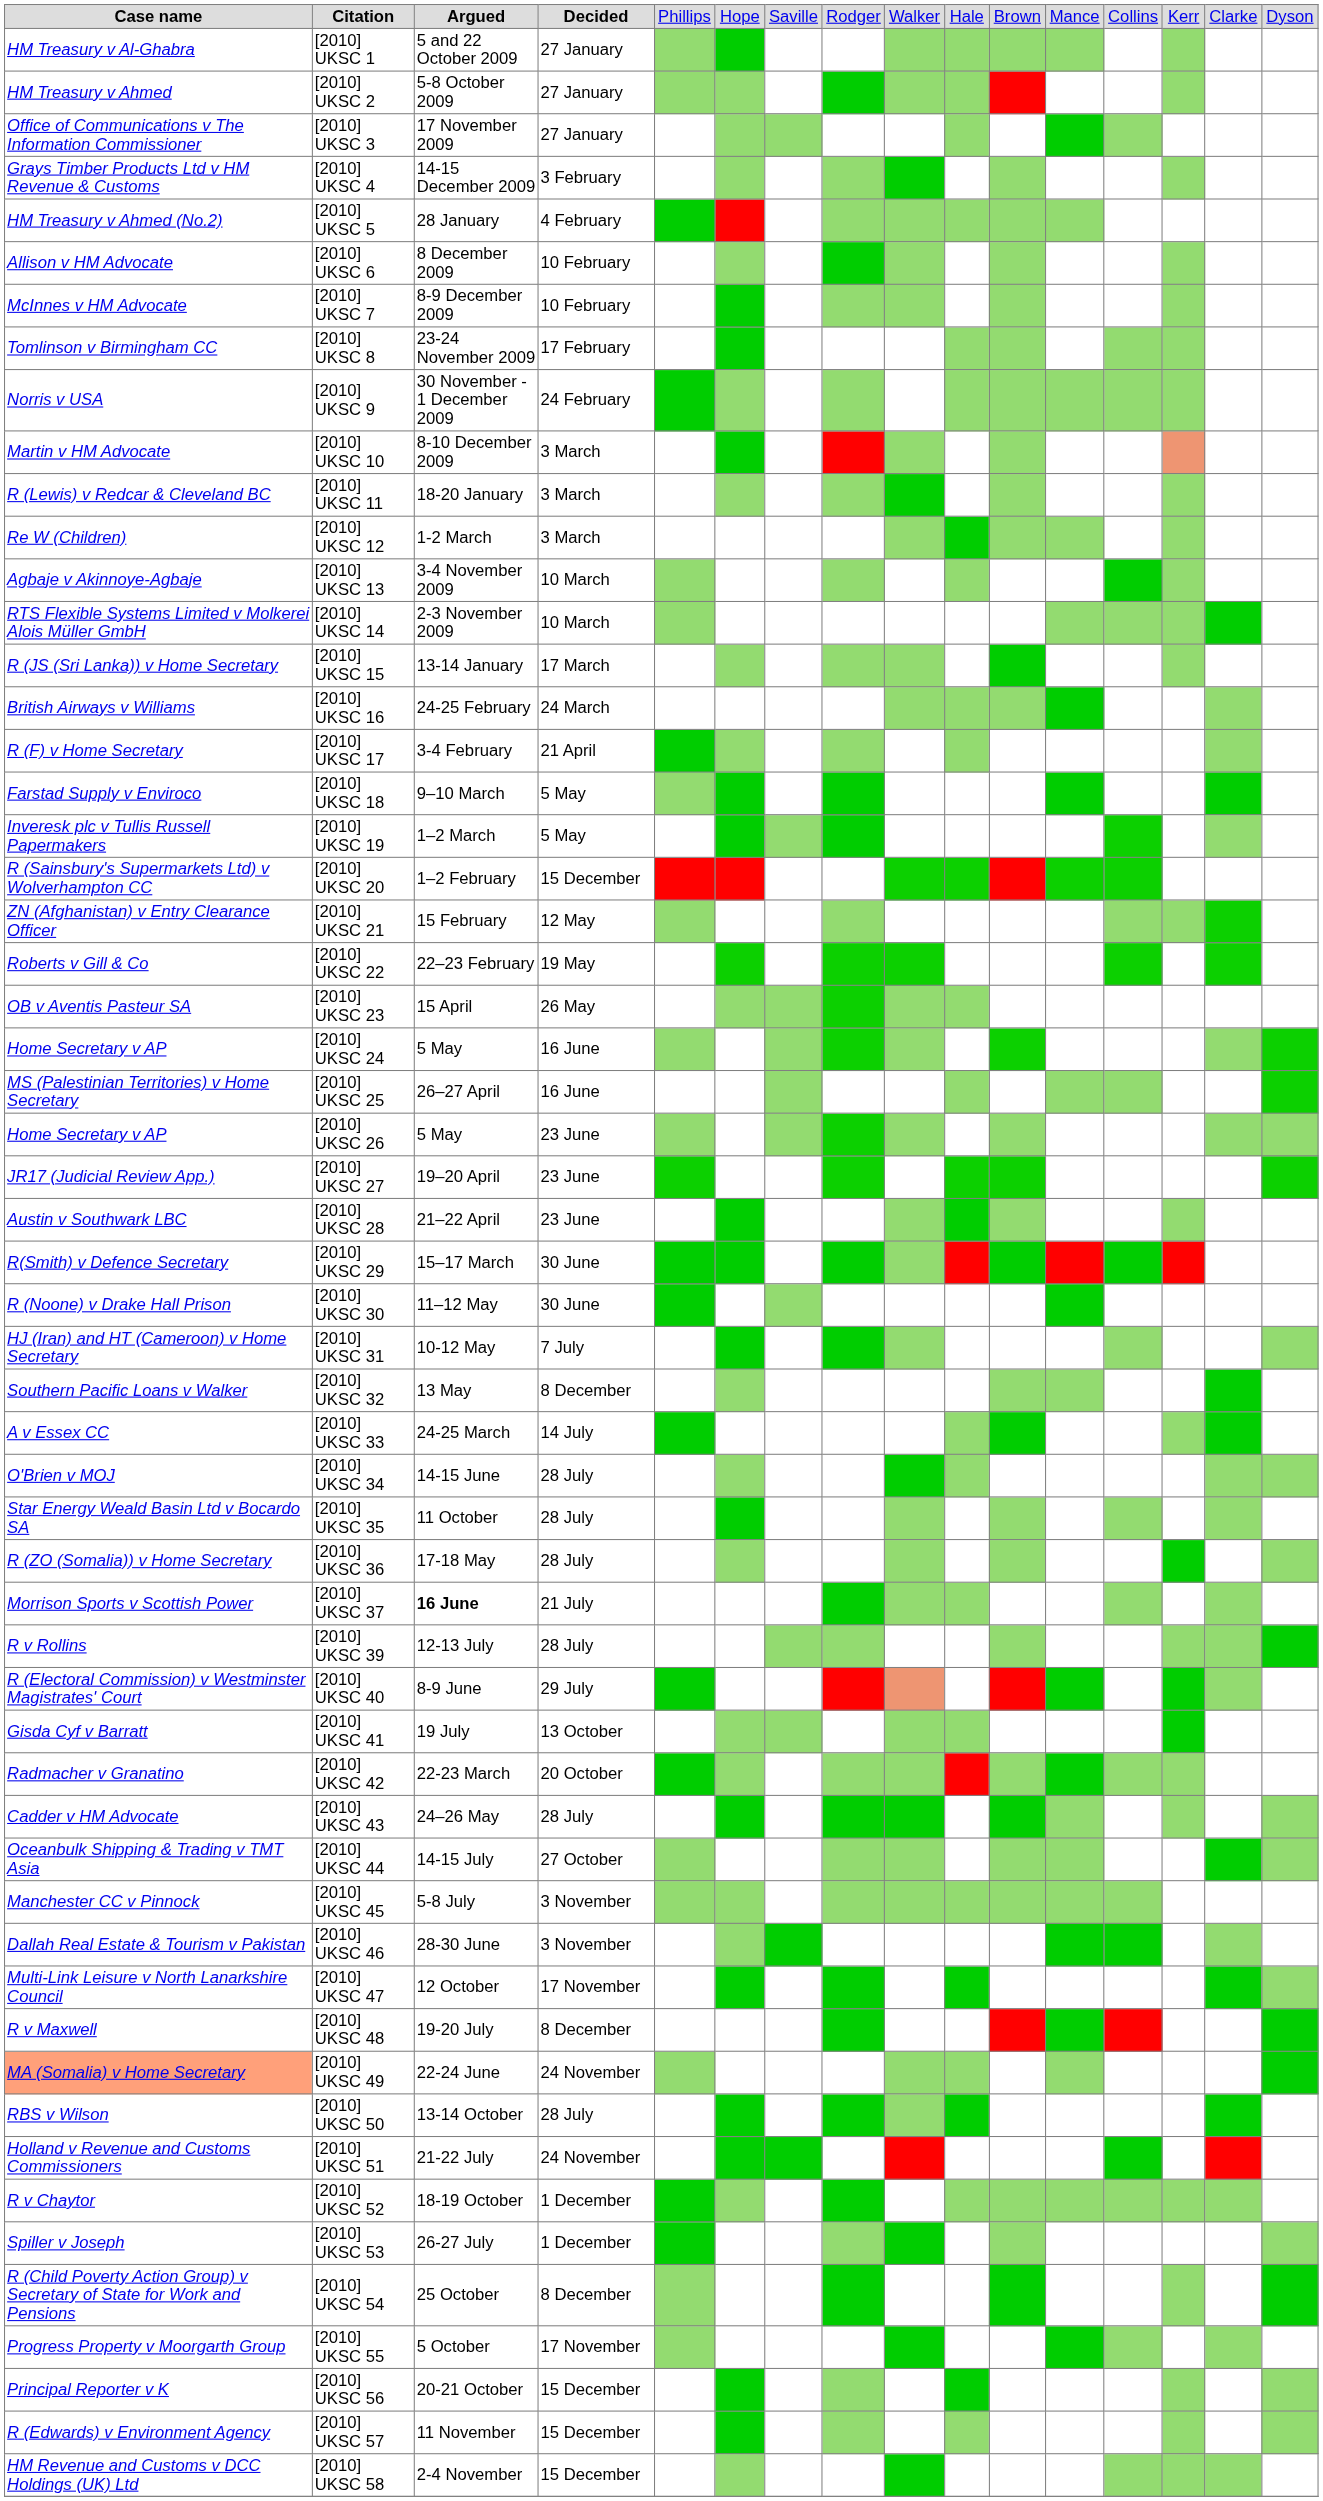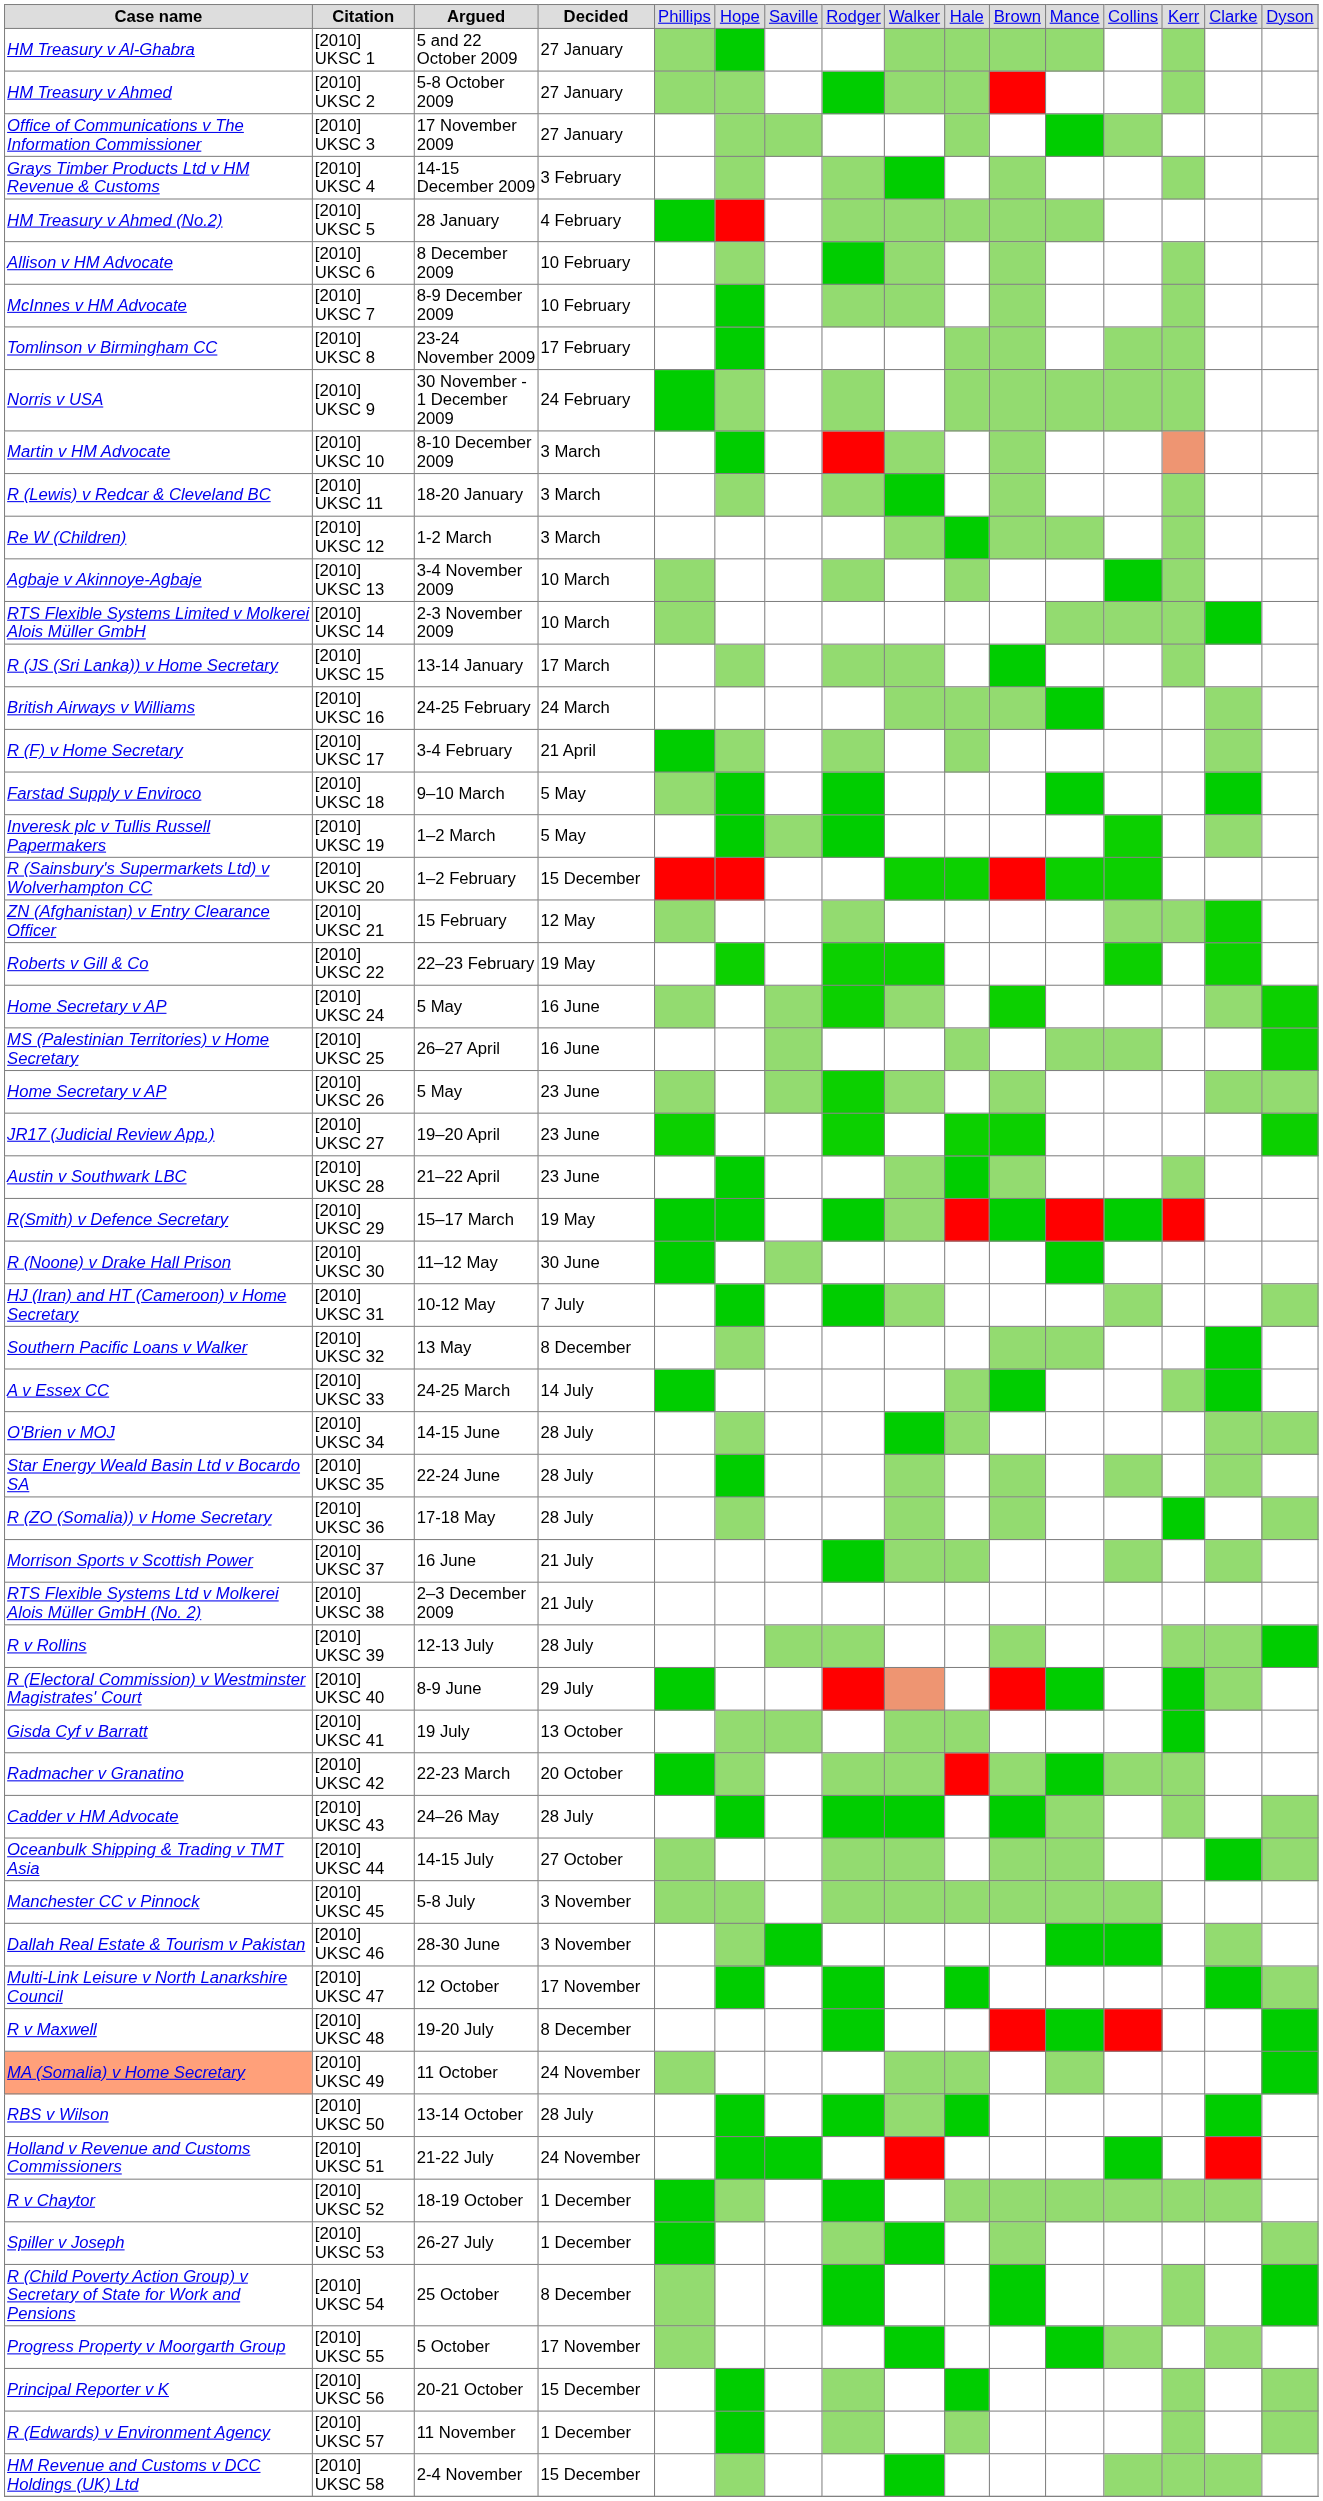- row: (349, 1006)
(570, 1262) 30 June -> (568, 1219) 19 May
(457, 1518) 11 October -> (458, 1475) 22-24 June
(448, 1603) bold -> (446, 1560) normal
+ row: (349, 1603)
(458, 2072) 22-24 June -> (457, 2072) 11 October
(590, 2432) 15 December -> (586, 2432) 1 December
